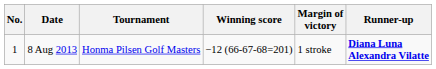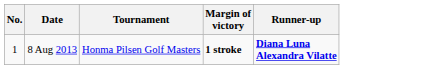- column: (249, 19)
(315, 49) normal -> (223, 49) bold
